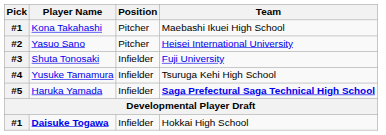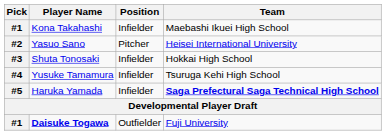(134, 28) Pitcher -> (136, 28) Infielder
(193, 59) Fuji University -> (209, 59) Hokkai High School
(136, 122) Infielder -> (140, 122) Outfielder
(205, 122) Hokkai High School -> (197, 122) Fuji University
